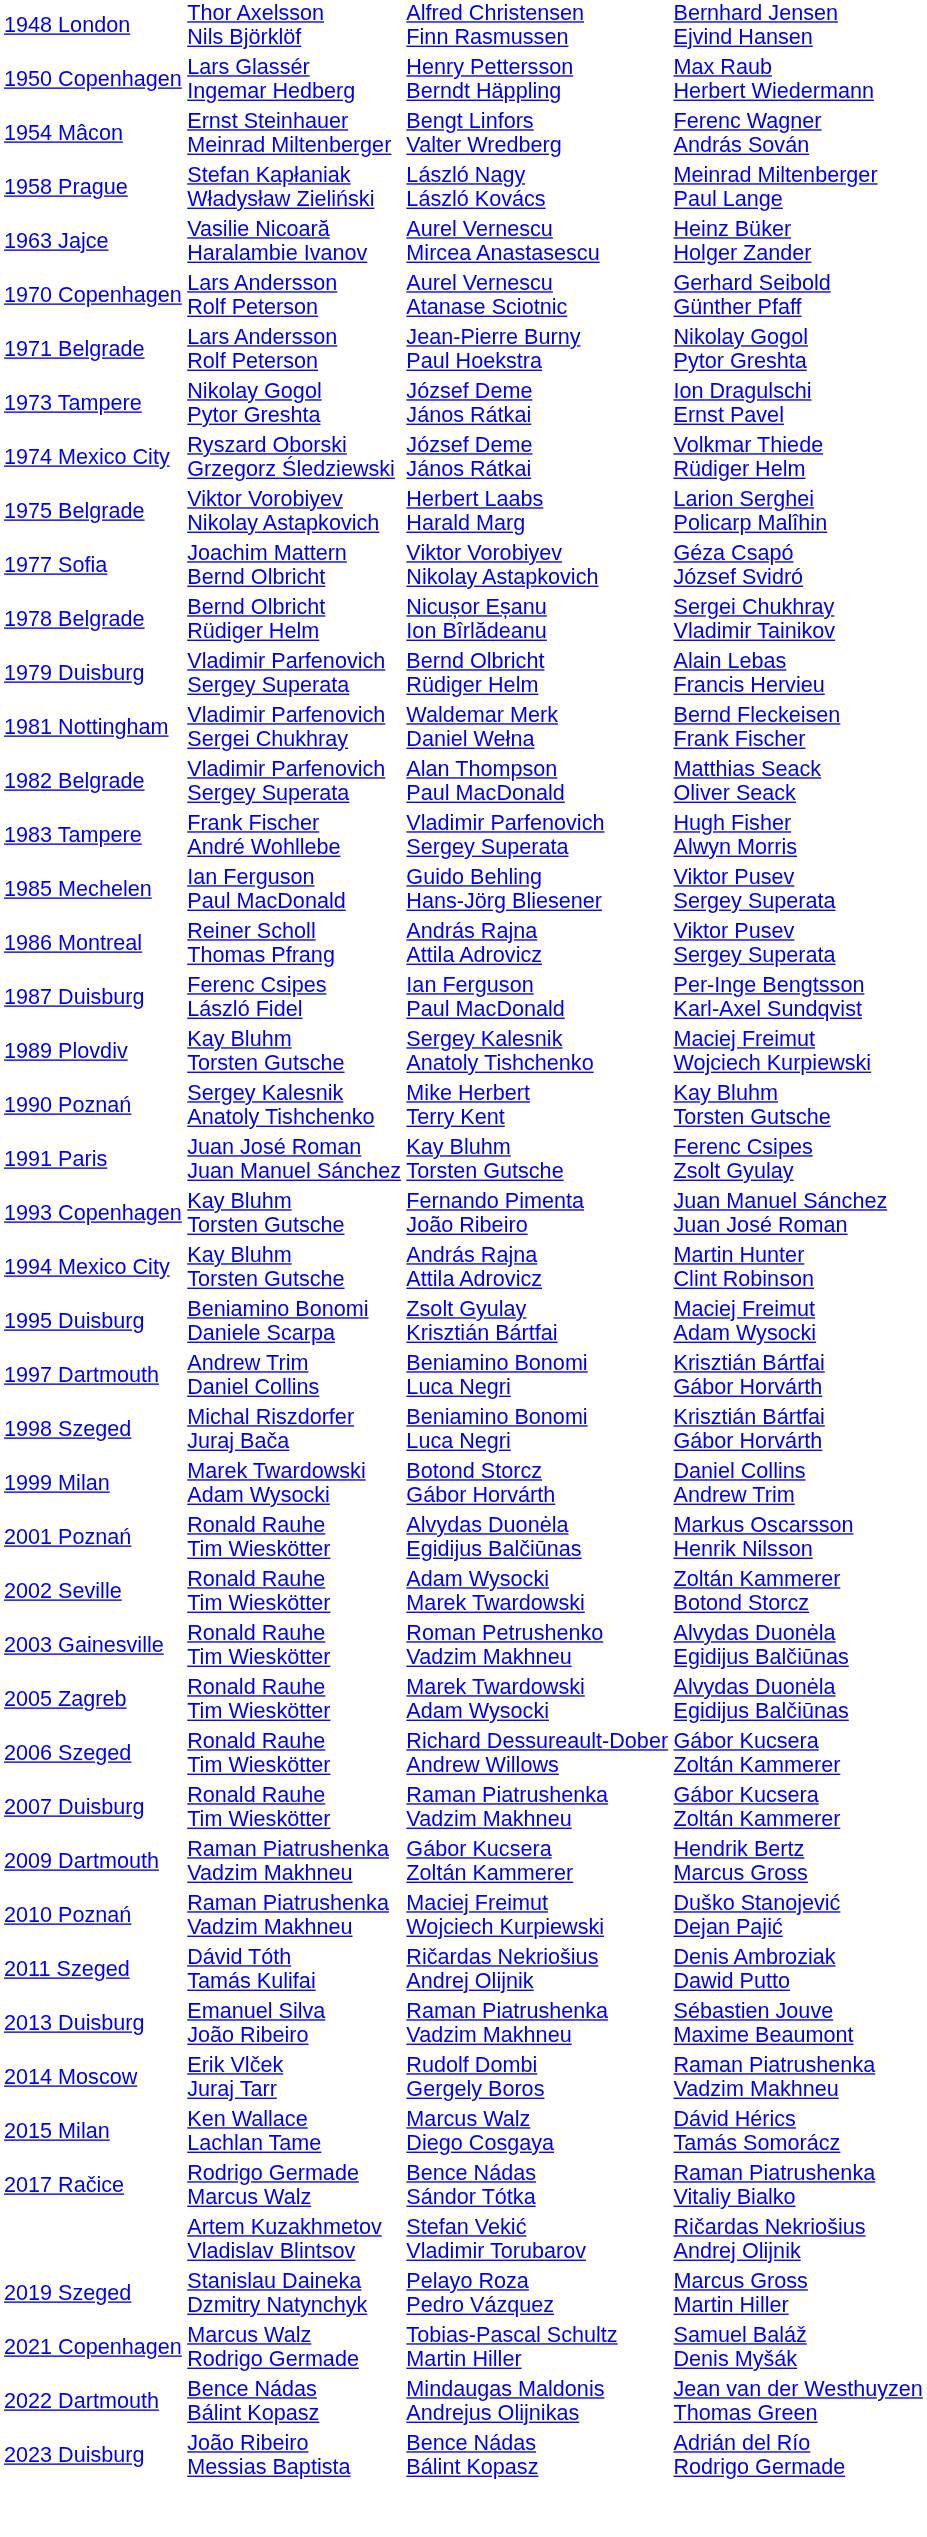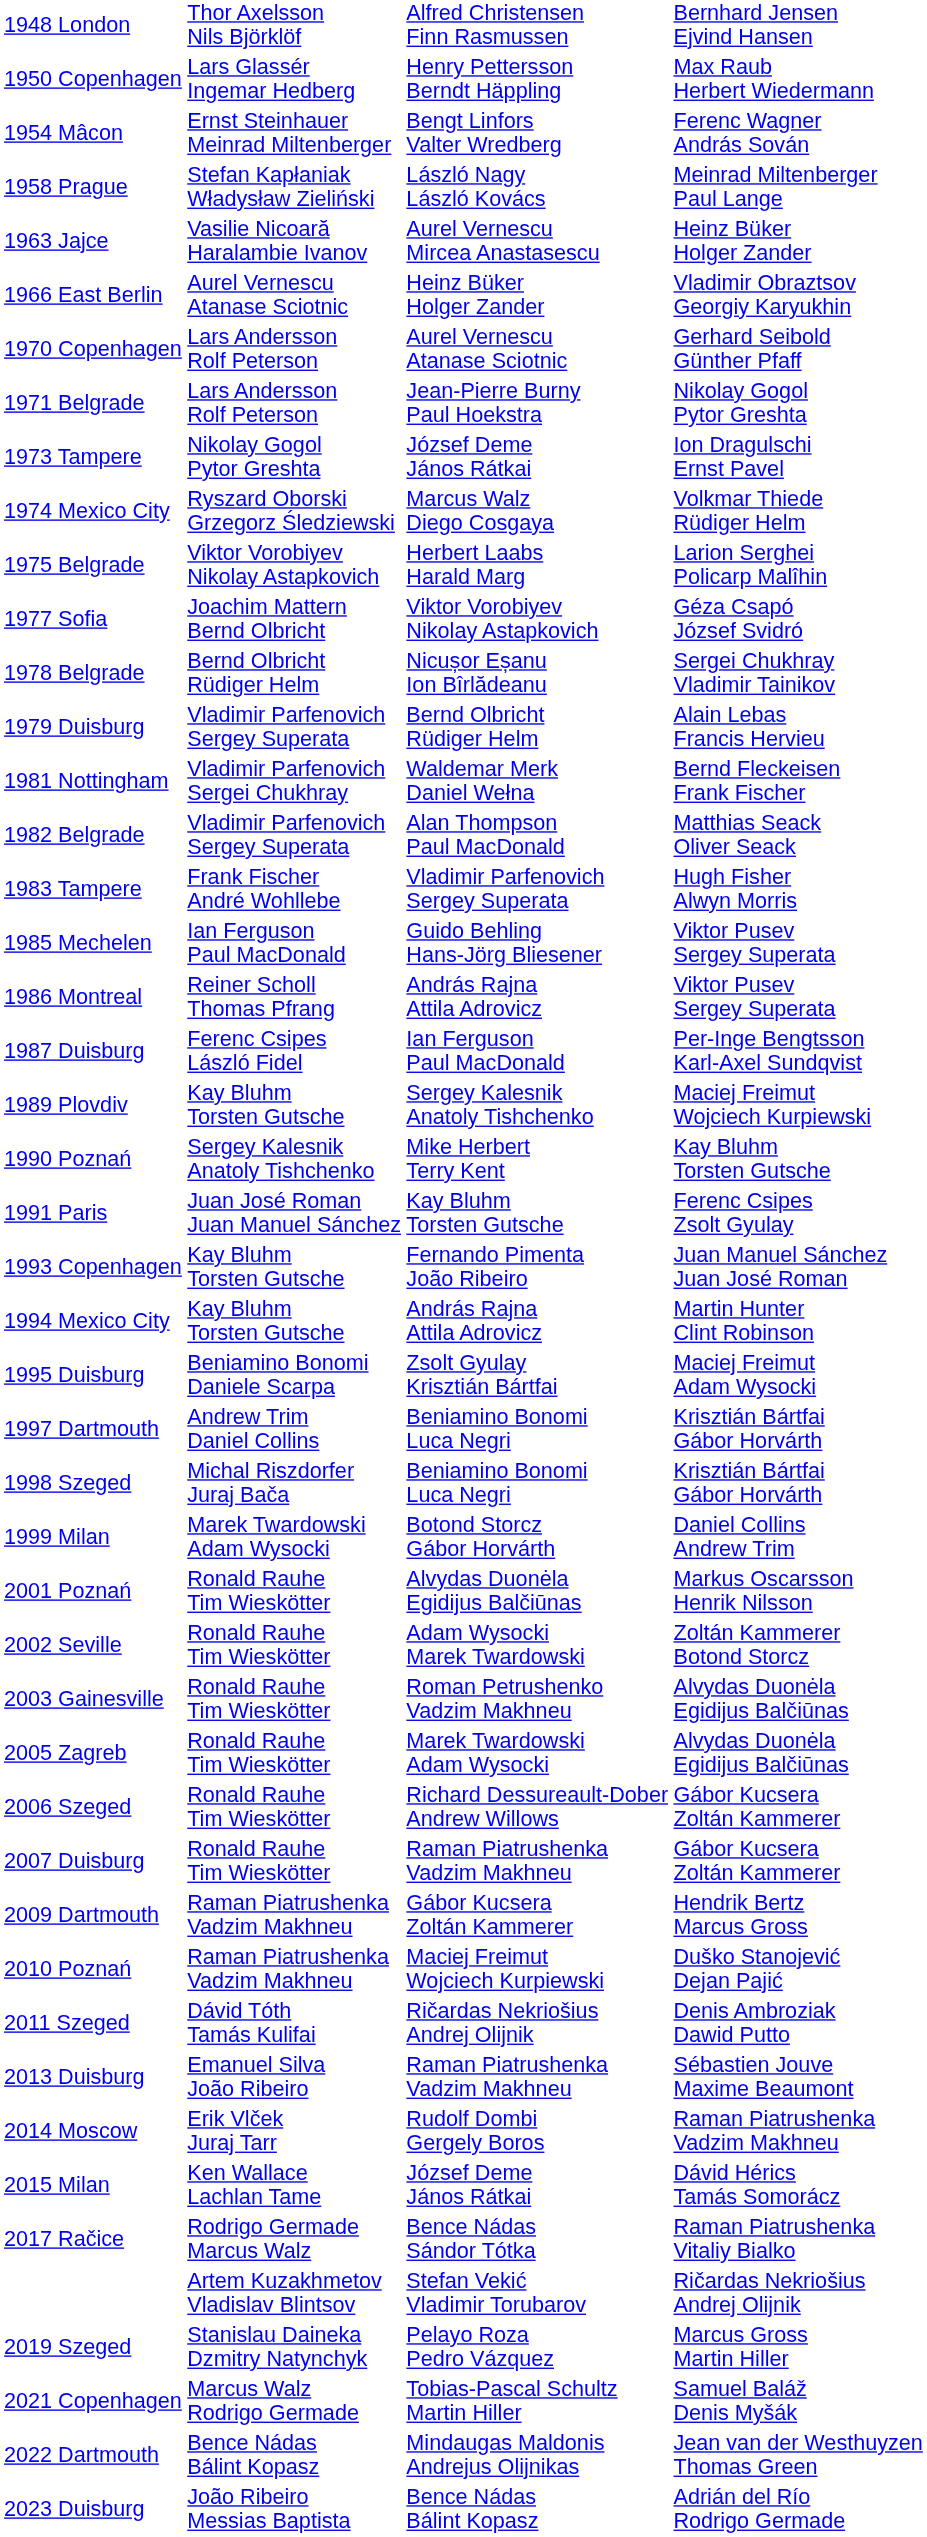+ row: (83, 295)
(469, 457) József Deme János Rátkai -> (480, 511) Marcus Walz Diego Cosgaya
(480, 2131) Marcus Walz Diego Cosgaya -> (469, 2185) József Deme János Rátkai
